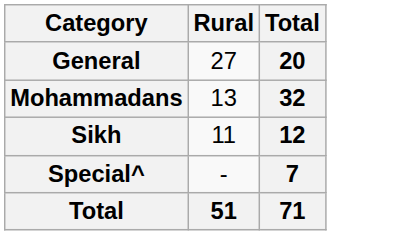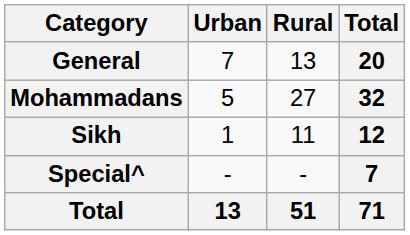+ column: (228, 23)
(224, 60) 27 -> (303, 60) 13
(224, 98) 13 -> (303, 98) 27
